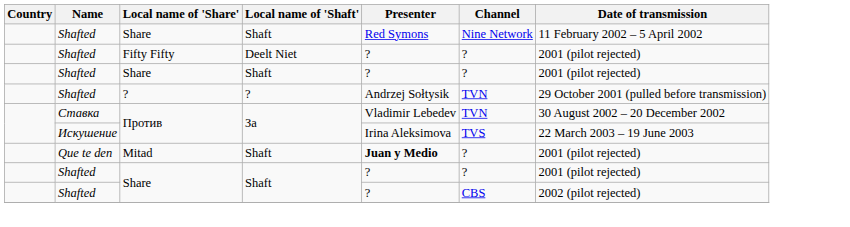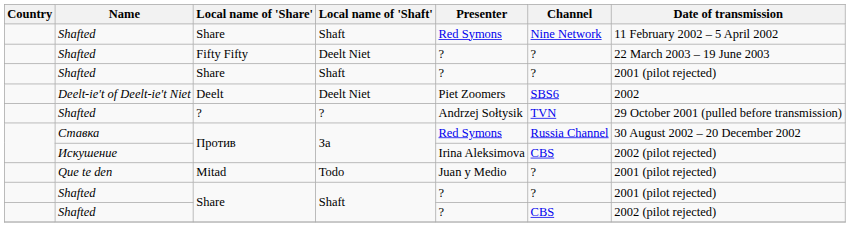(589, 53) 2001 (pilot rejected) -> (692, 53) 22 March 2003 – 19 June 2003
+ row: (124, 93)
(410, 113) Vladimir Lebedev -> (470, 133) Red Symons
(475, 113) TVN -> (570, 133) Russia Channel
(474, 133) TVS -> (542, 152) CBS
(616, 133) 22 March 2003 – 19 June 2003 -> (665, 152) 2002 (pilot rejected)
(258, 152) Shaft -> (331, 172) Todo
(401, 152) bold -> (472, 172) normal
